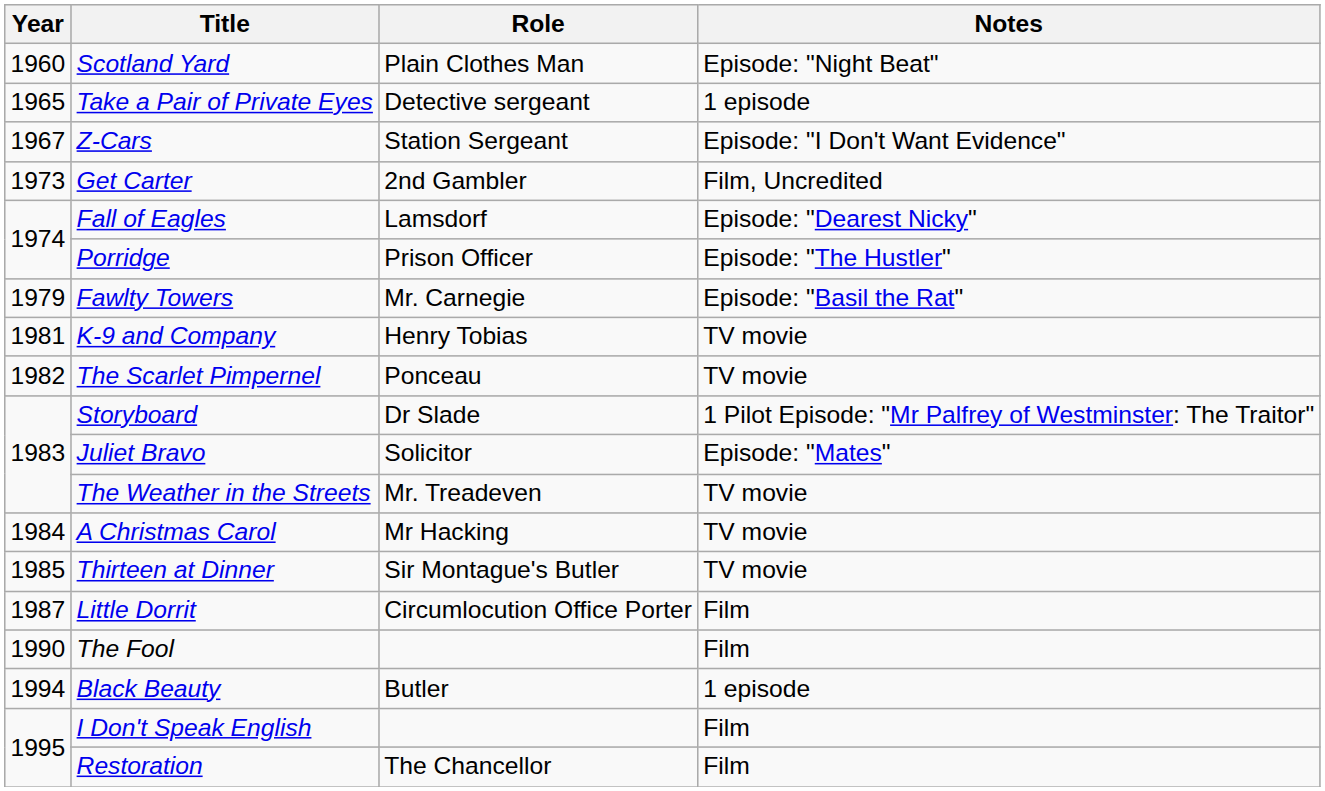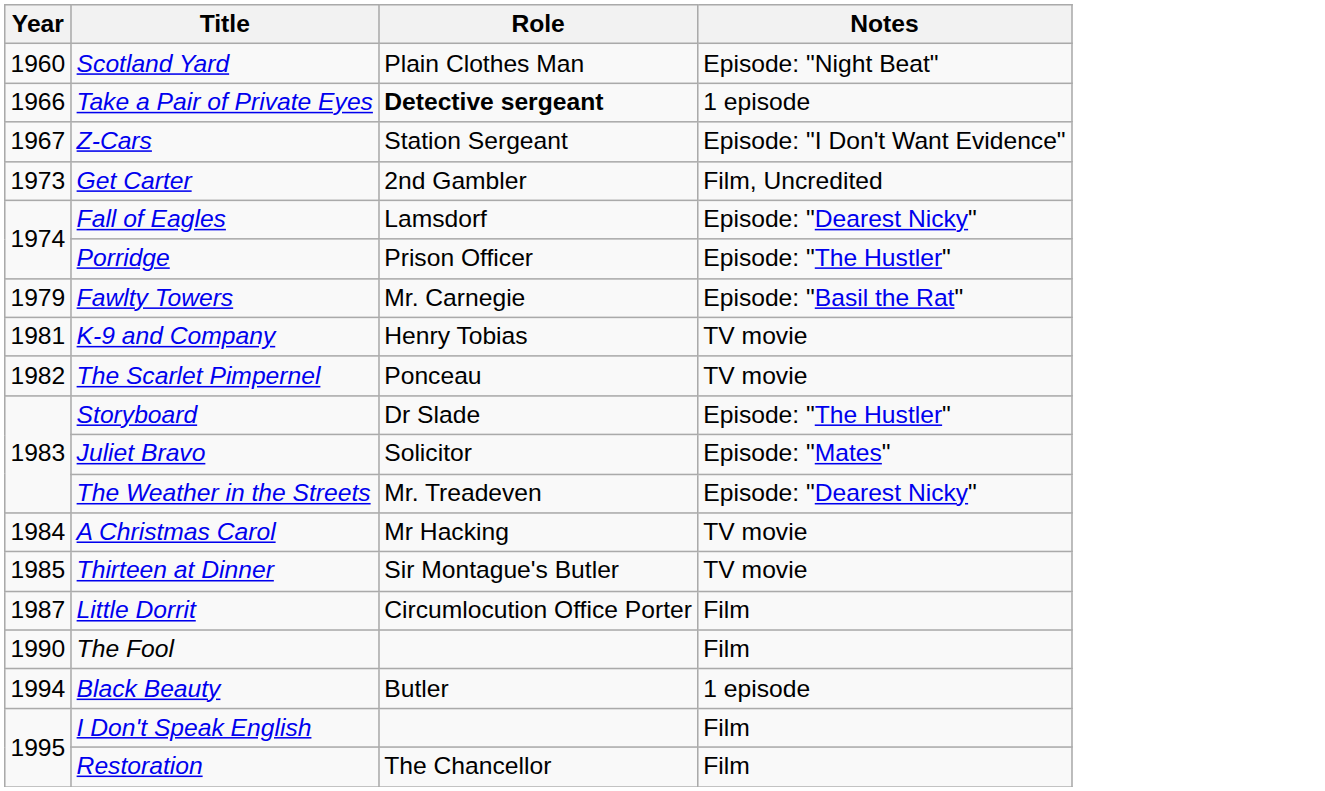(38, 102) 1965 -> (38, 102) 1966
(487, 102) normal -> (494, 102) bold
(1009, 414) 1 Pilot Episode: "Mr Palfrey of Westminster: The Traitor" -> (827, 414) Episode: "The Hustler"
(755, 492) TV movie -> (840, 492) Episode: "Dearest Nicky"
